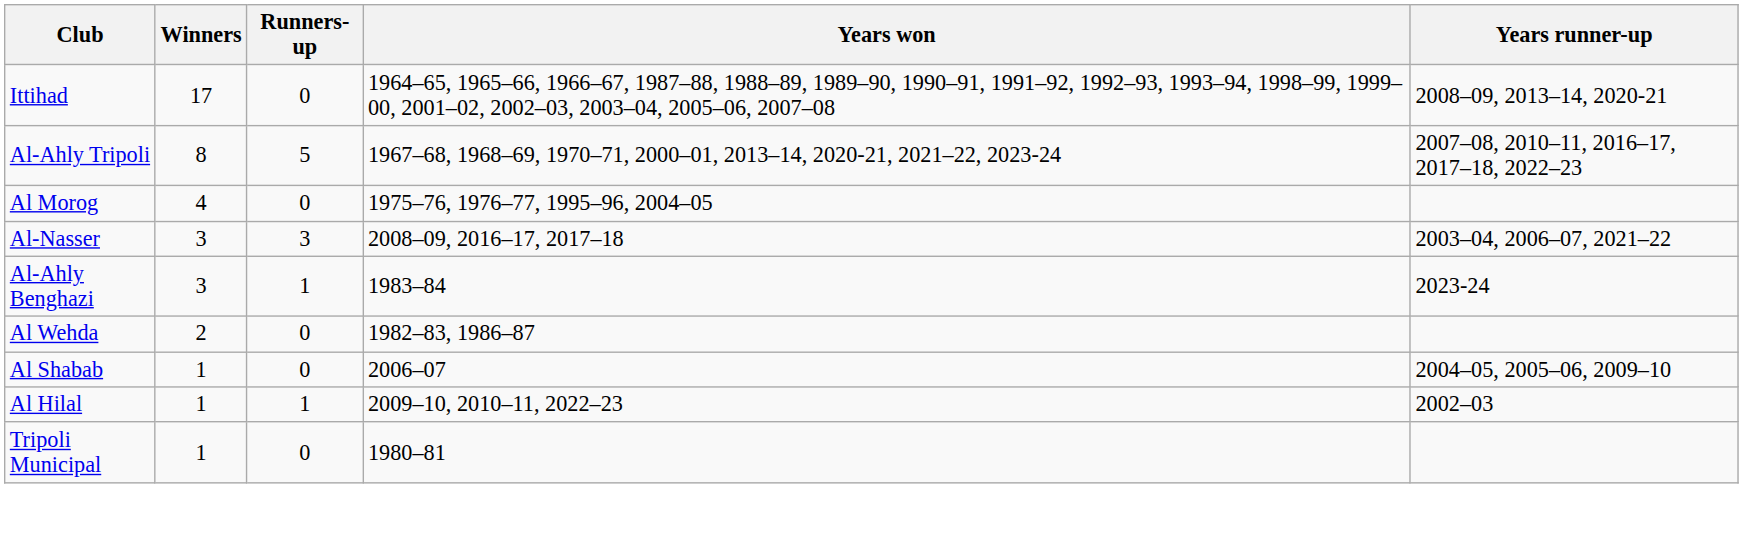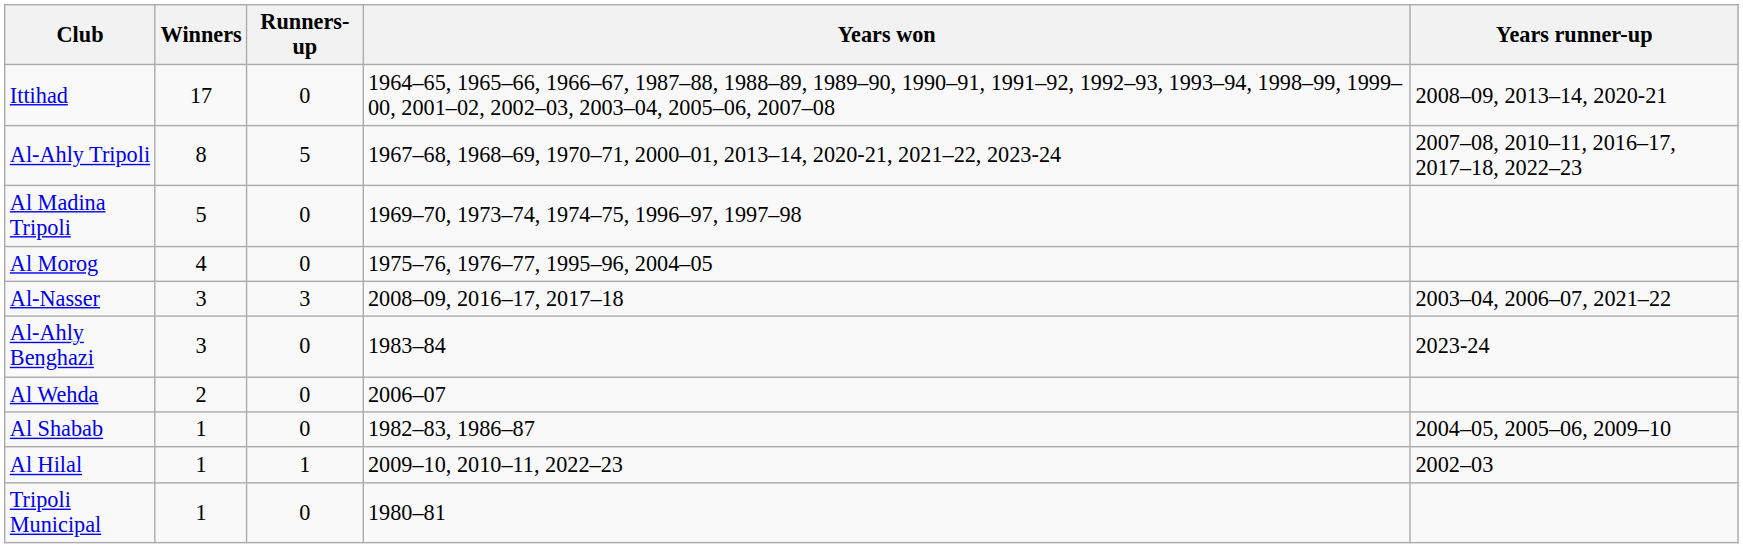+ row: (58, 215)
(305, 286) 1 -> (305, 346) 0
(451, 333) 1982–83, 1986–87 -> (407, 394) 2006–07
(407, 369) 2006–07 -> (451, 429) 1982–83, 1986–87
